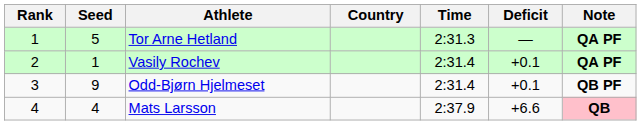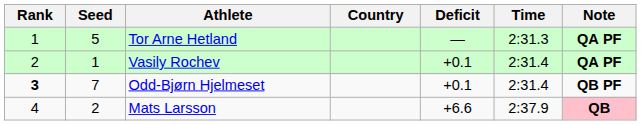columns swapped: (455, 16) <-> (525, 16)
(35, 85) normal -> (35, 85) bold
(95, 85) 9 -> (95, 85) 7
(95, 108) 4 -> (95, 108) 2
